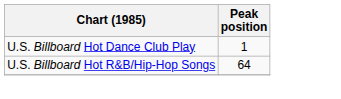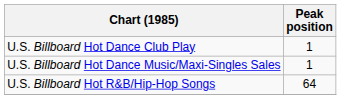+ row: (144, 65)
